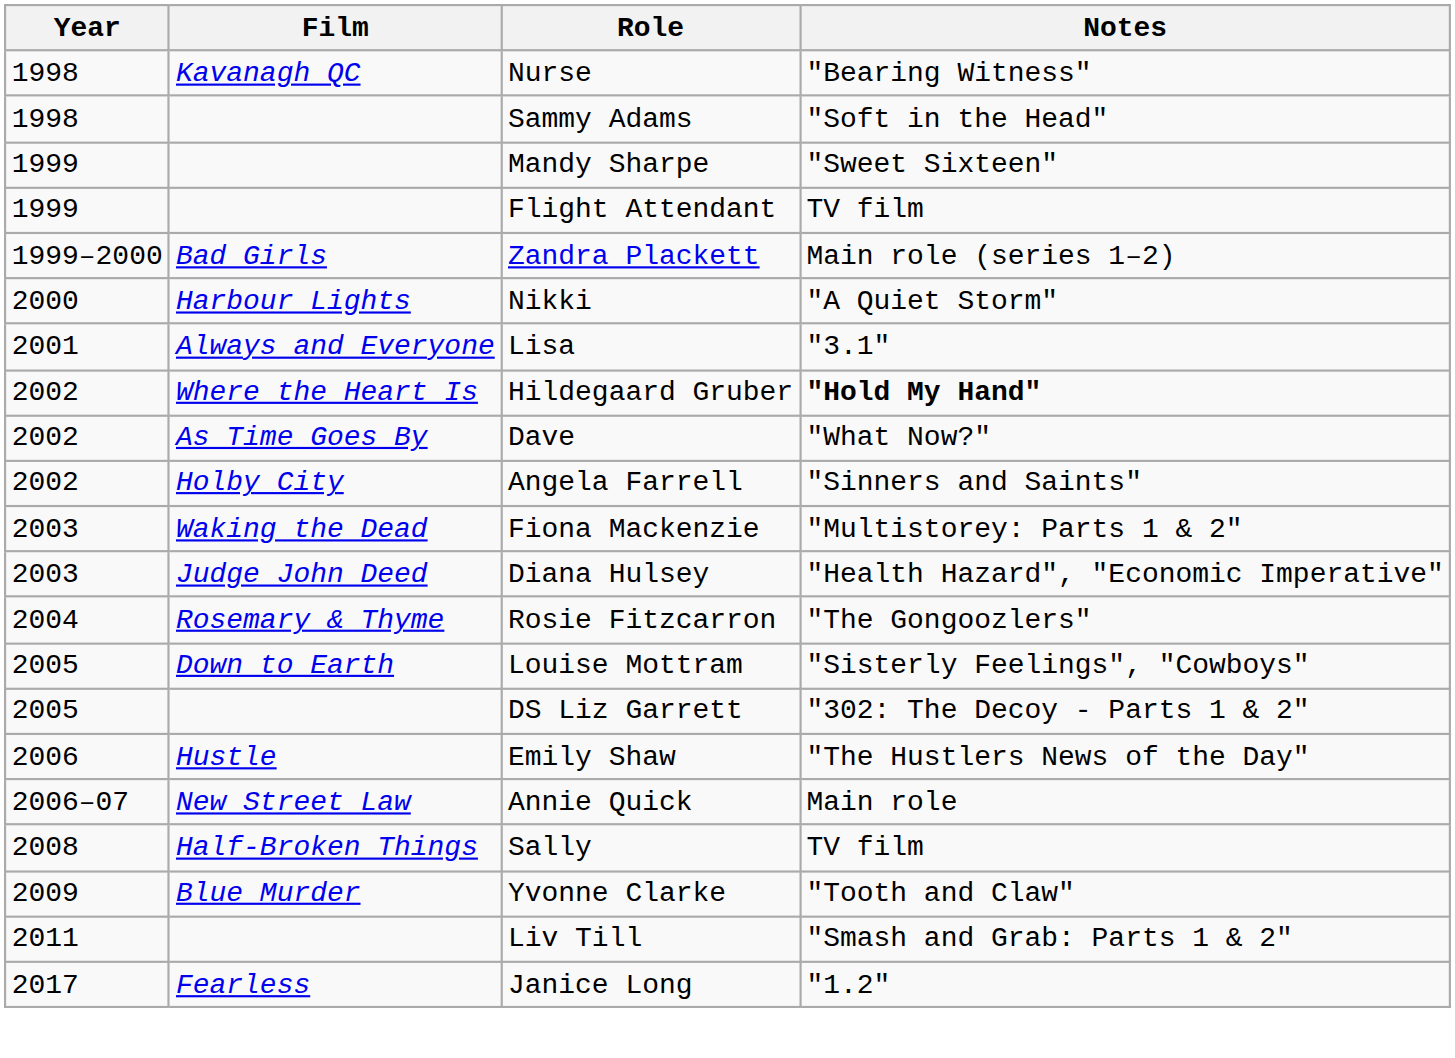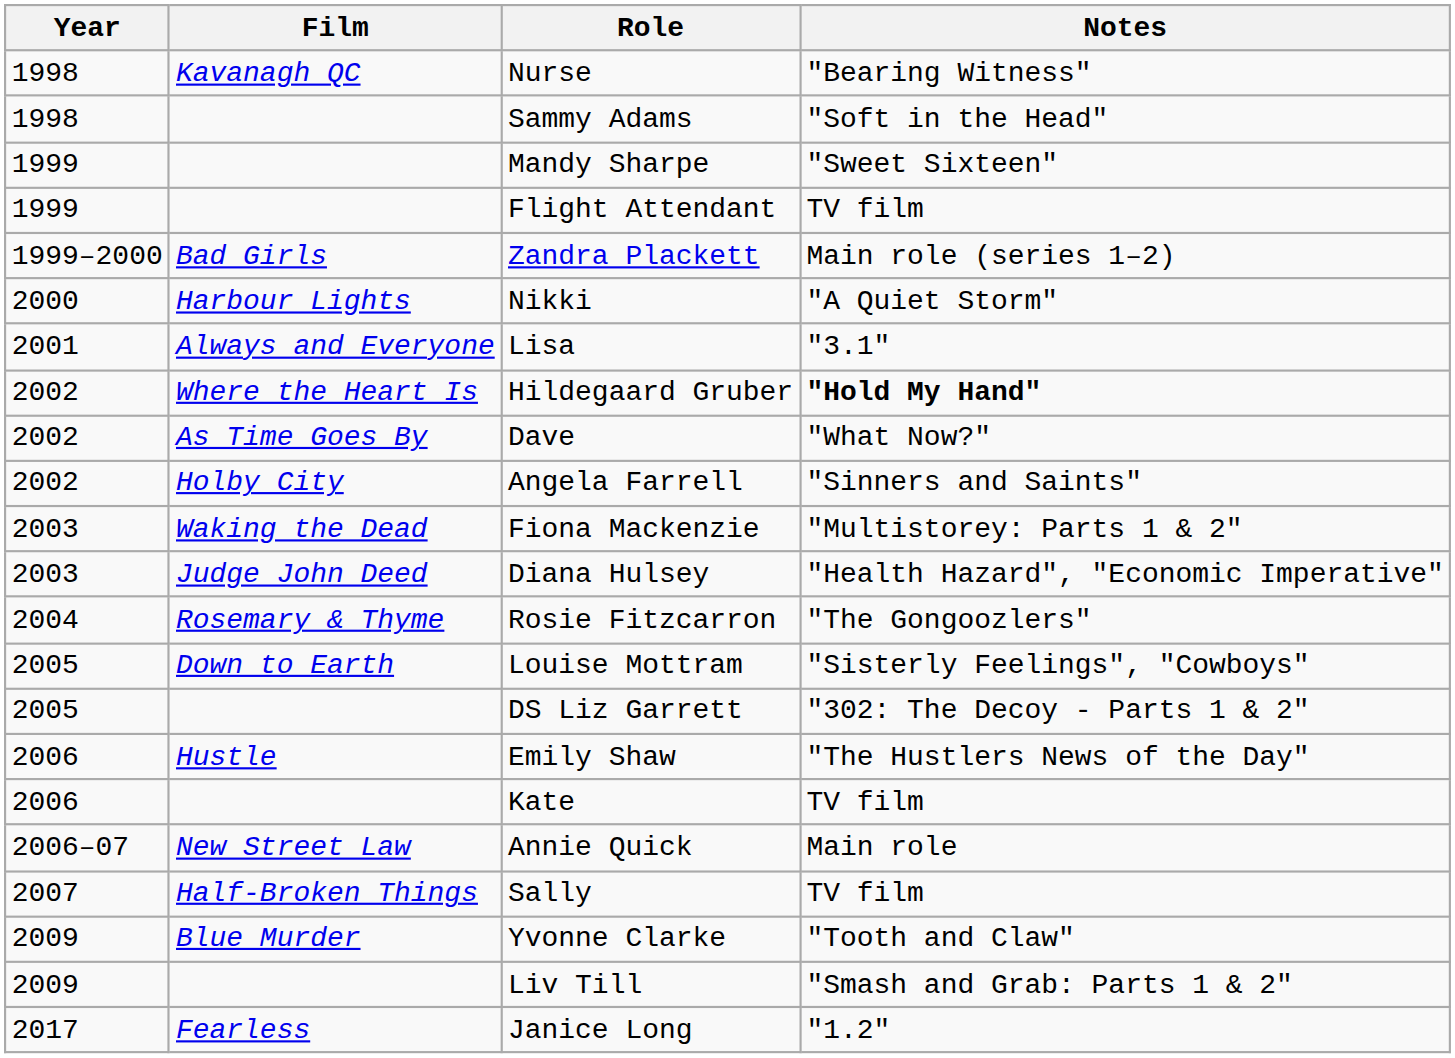+ row: (542, 802)
(45, 848) 2008 -> (45, 893) 2007
(45, 939) 2011 -> (45, 984) 2009
